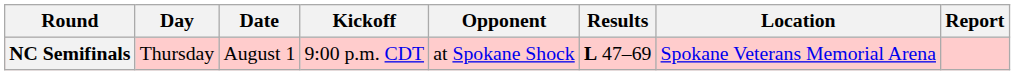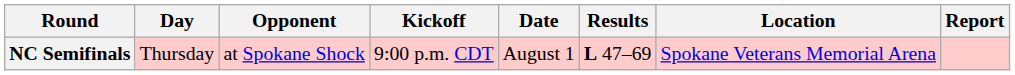columns swapped: (259, 20) <-> (504, 20)
